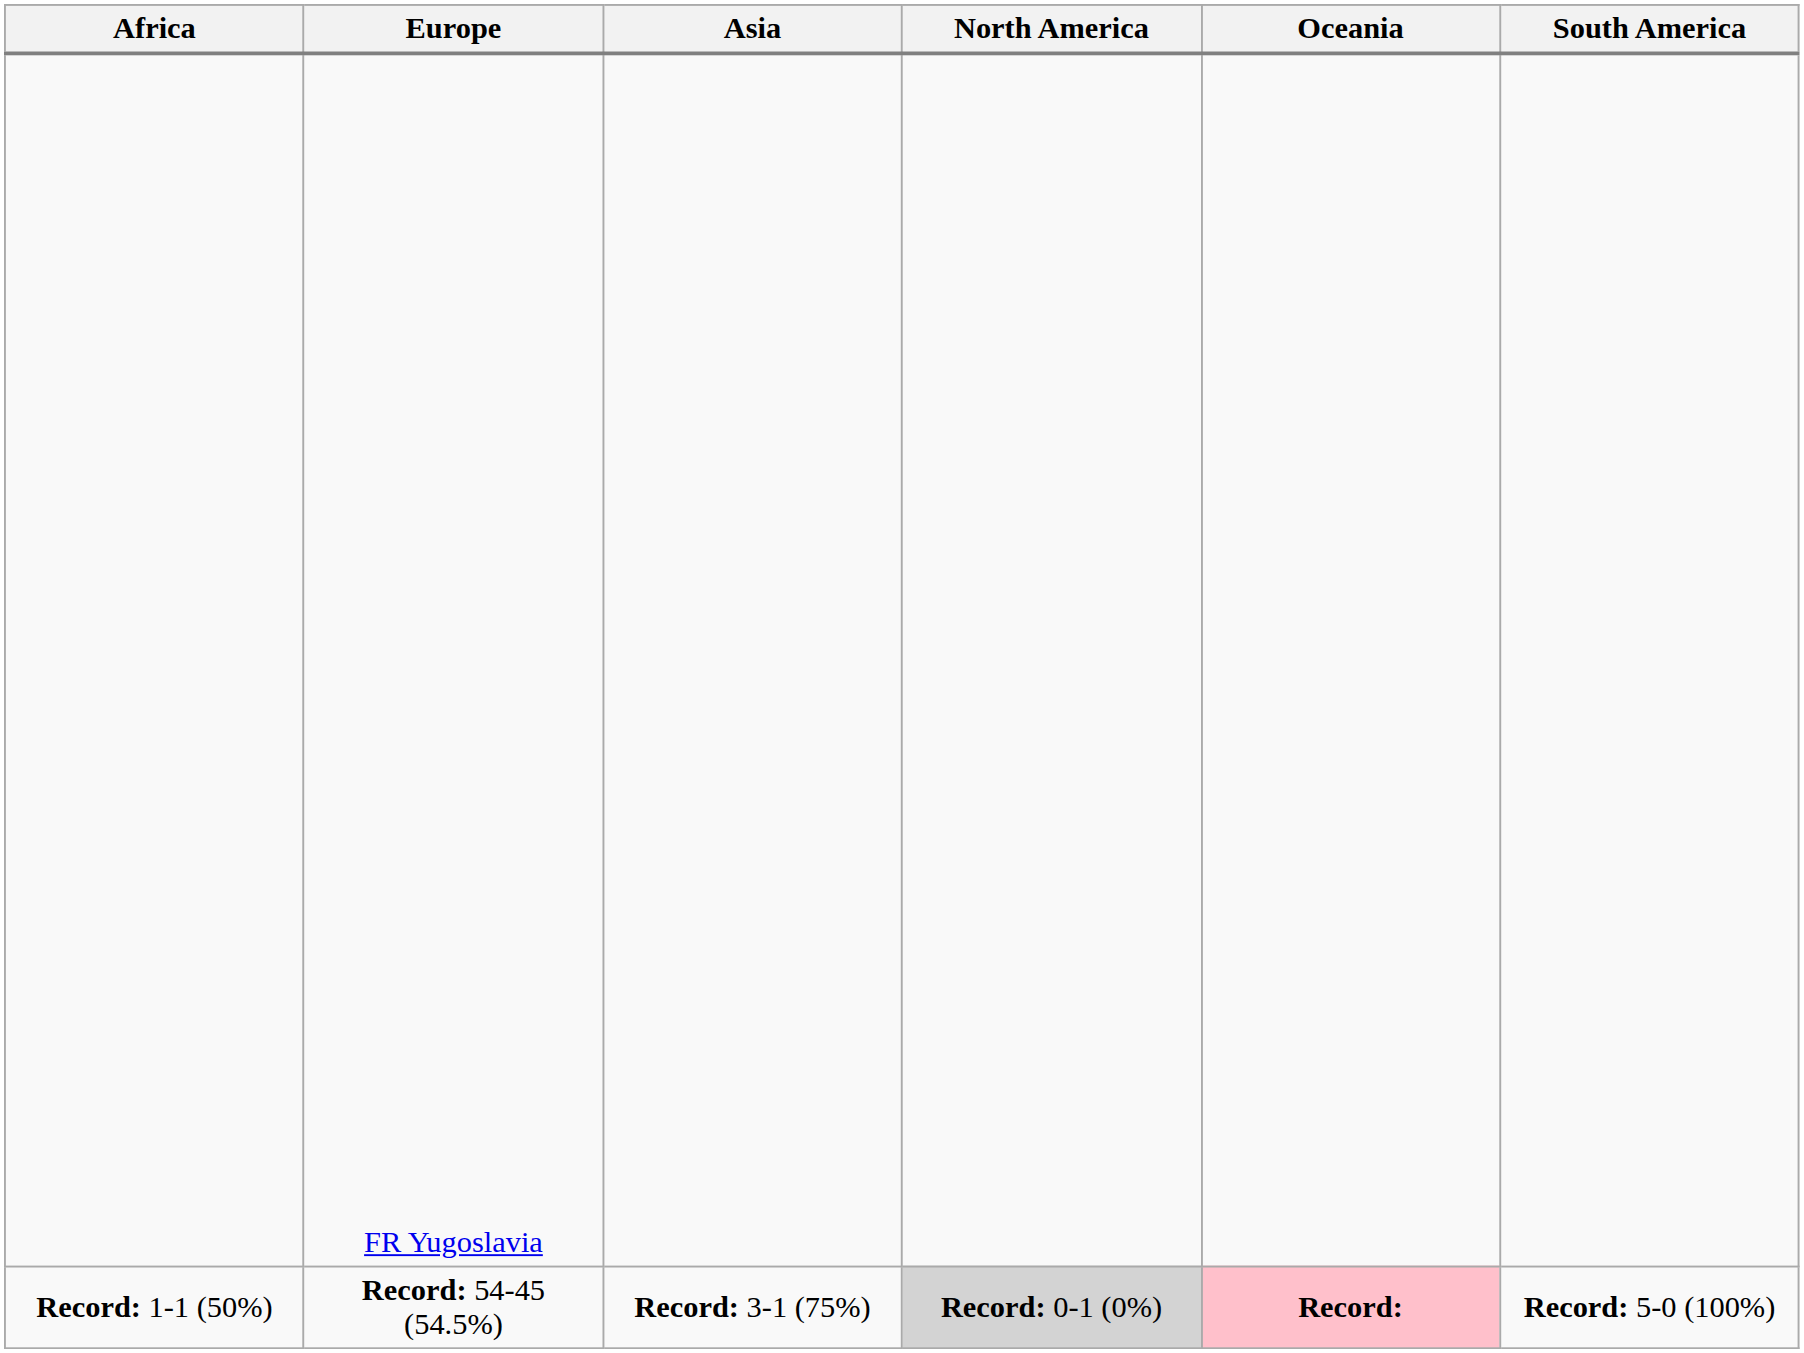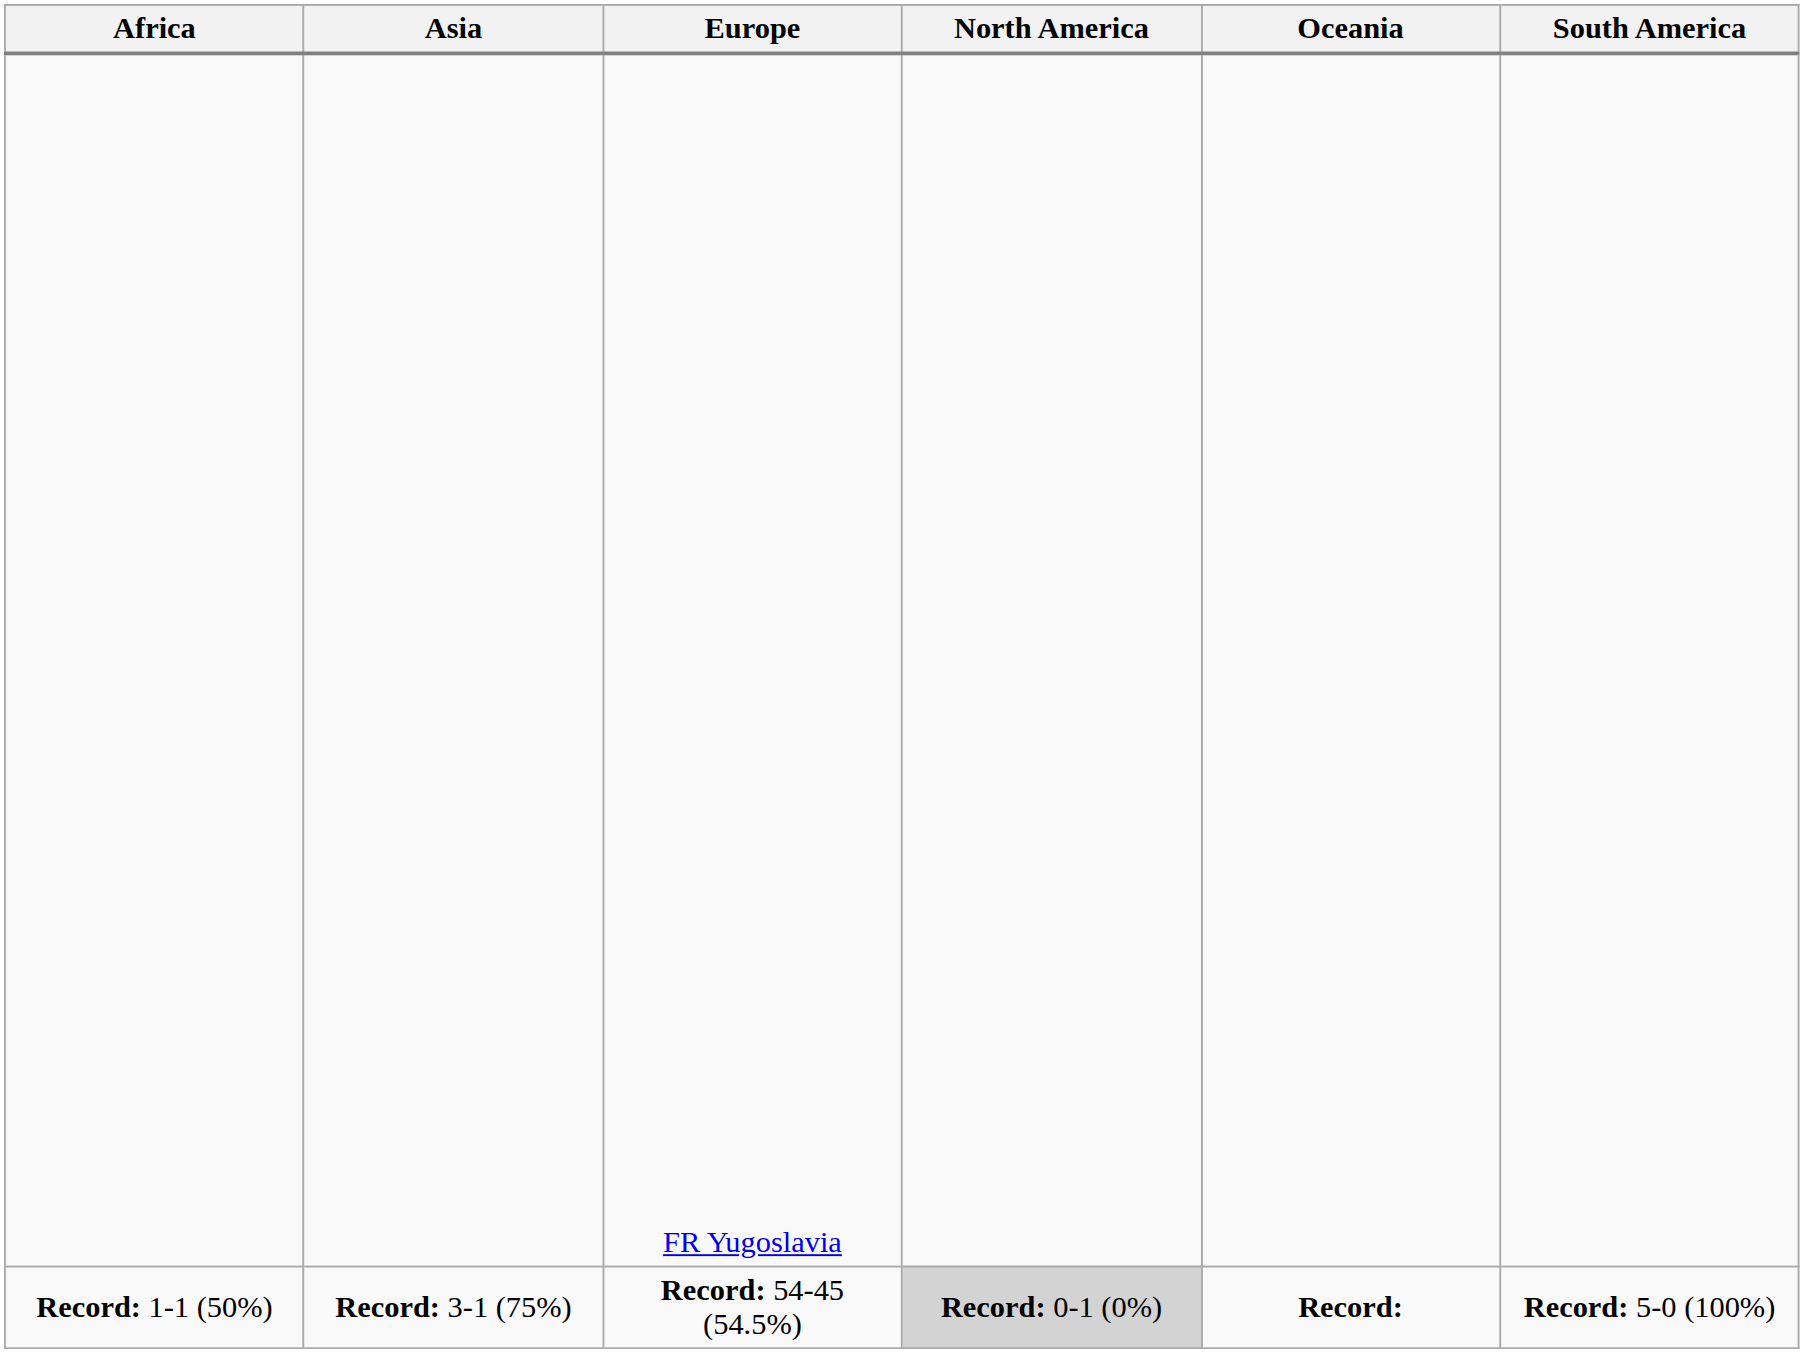columns swapped: (752, 28) <-> (453, 28)
(1351, 1306) pink background -> (1351, 1306) no background
